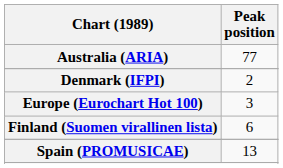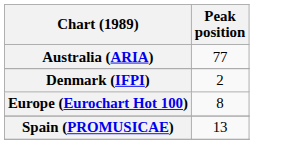(250, 103) 3 -> (220, 103) 8
- row: (113, 127)
